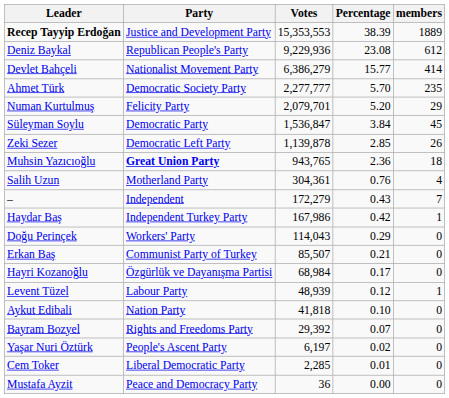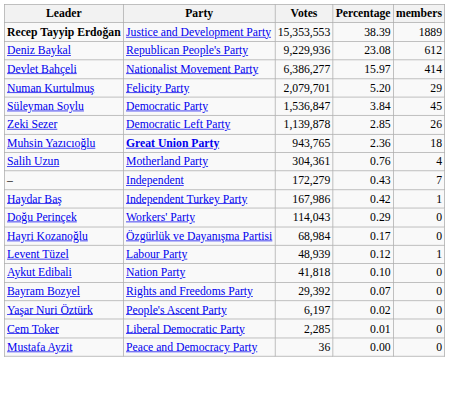(307, 69) 6,386,279 -> (307, 69) 6,386,277
(377, 69) 15.77 -> (377, 69) 15.97
- row: (36, 87)
- row: (31, 254)
